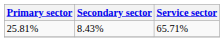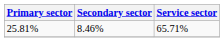(90, 28) 8.43% -> (90, 28) 8.46%
